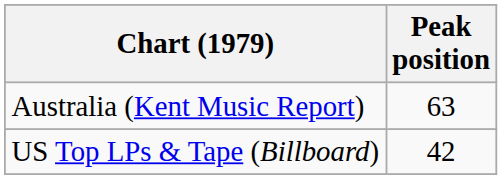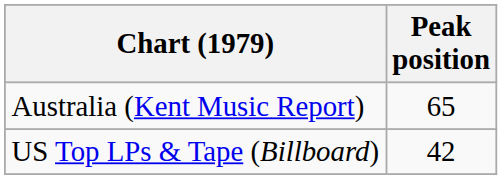(441, 105) 63 -> (441, 105) 65
